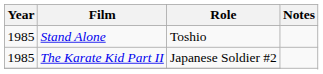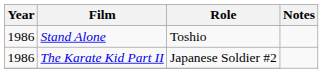(21, 36) 1985 -> (21, 36) 1986
(21, 57) 1985 -> (21, 57) 1986
